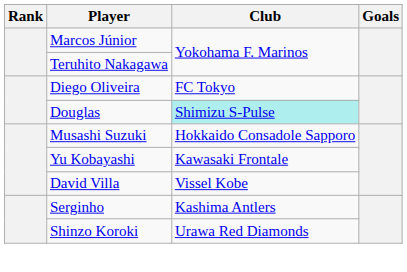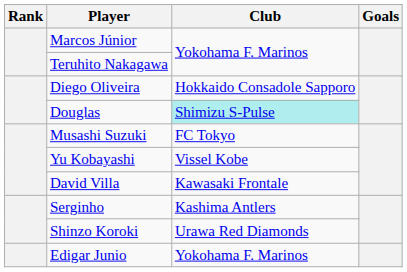(205, 87) FC Tokyo -> (265, 87) Hokkaido Consadole Sapporo
(265, 135) Hokkaido Consadole Sapporo -> (205, 135) FC Tokyo
(231, 159) Kawasaki Frontale -> (211, 159) Vissel Kobe
(211, 183) Vissel Kobe -> (231, 183) Kawasaki Frontale
+ row: (88, 254)
